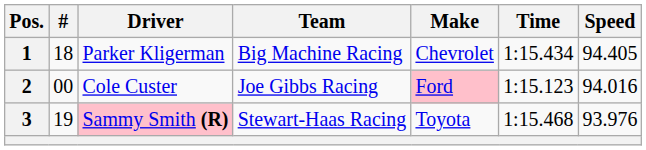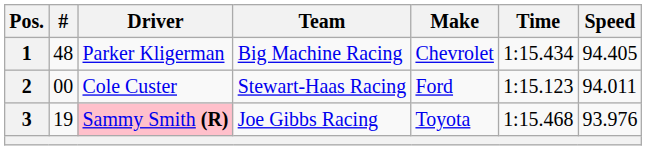(63, 53) 18 -> (63, 53) 48
(308, 86) Joe Gibbs Racing -> (322, 86) Stewart-Haas Racing
(434, 86) pink background -> (434, 86) no background
(610, 86) 94.016 -> (610, 86) 94.011
(322, 119) Stewart-Haas Racing -> (308, 119) Joe Gibbs Racing
